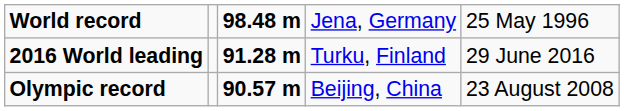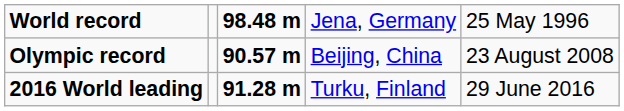rows swapped: (88, 88) <-> (106, 55)
